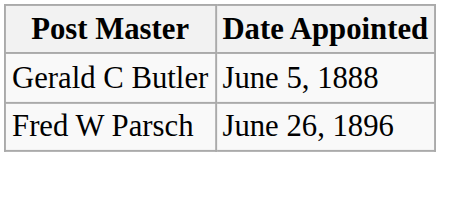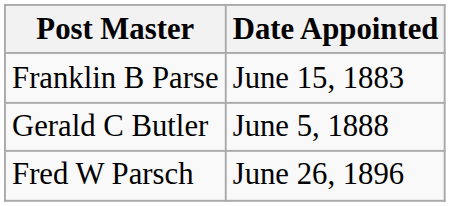+ row: (115, 77)
